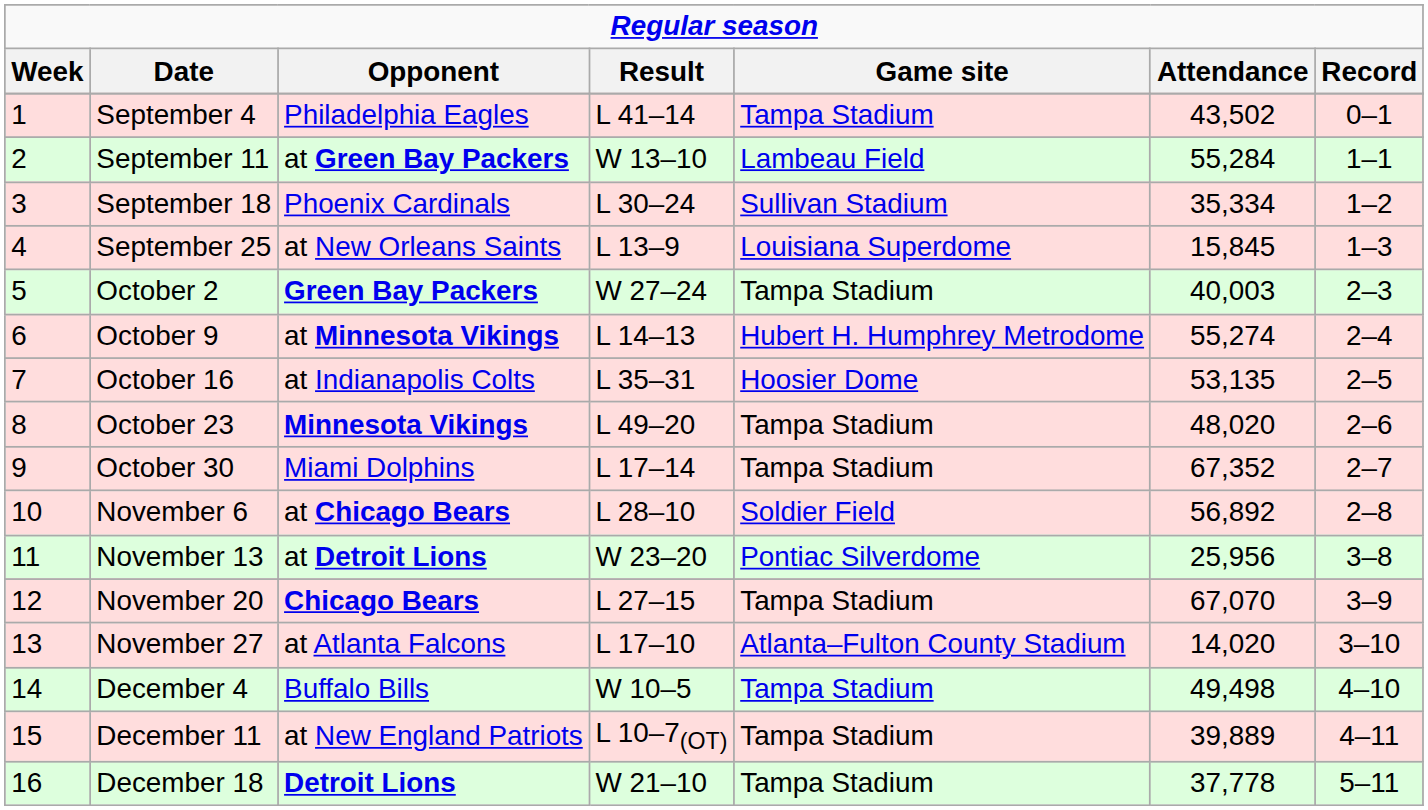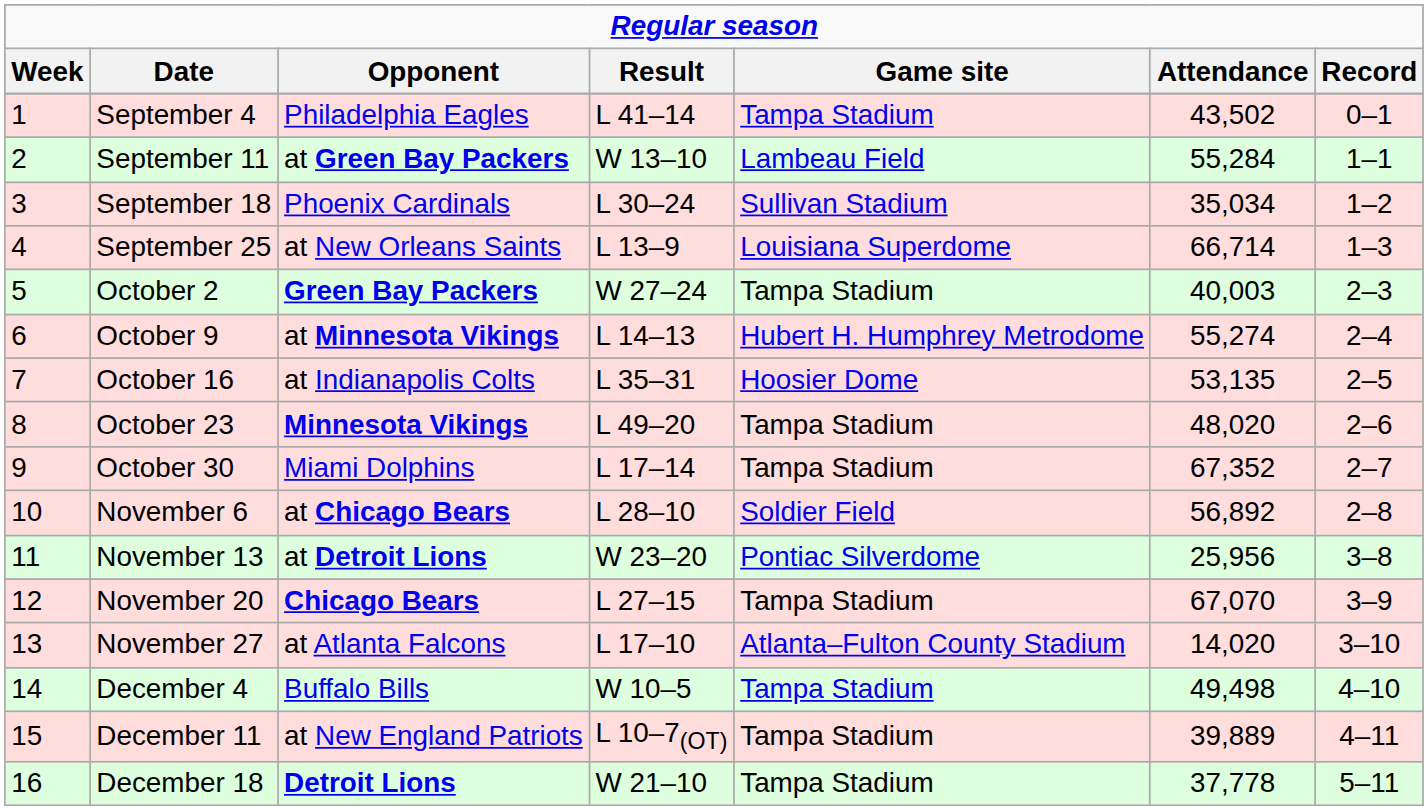(1233, 203) 35,334 -> (1233, 203) 35,034
(1233, 247) 15,845 -> (1233, 247) 66,714
